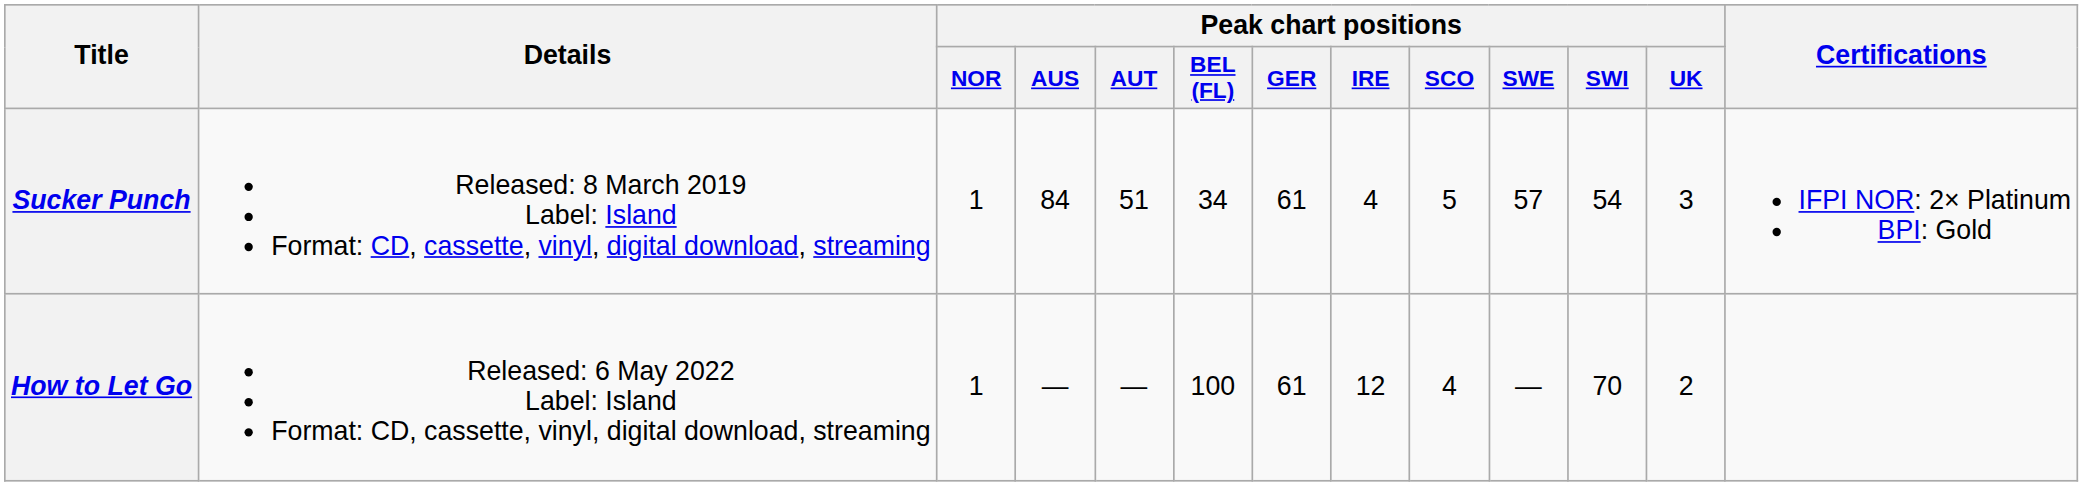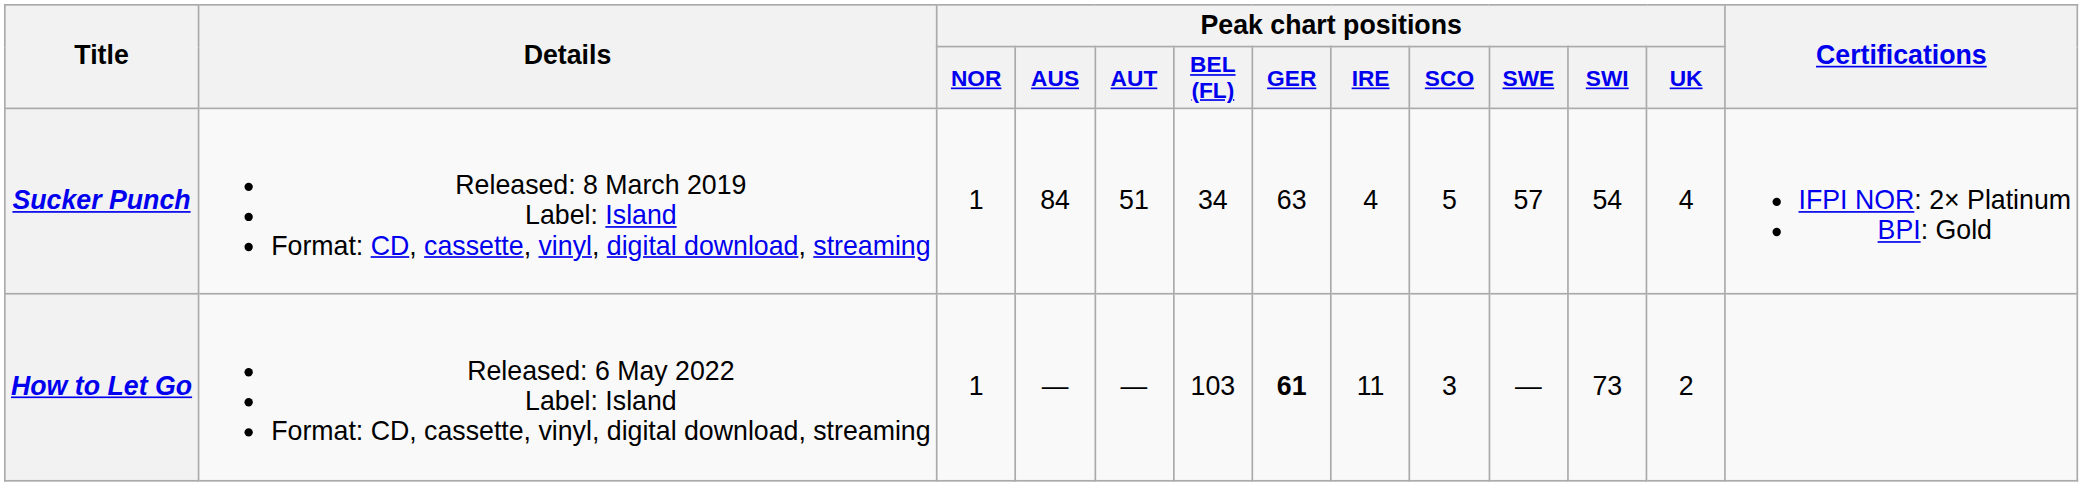(1292, 200) 61 -> (1292, 200) 63
(1686, 200) 3 -> (1686, 200) 4
(1213, 386) 100 -> (1213, 386) 103
(1292, 386) normal -> (1292, 386) bold
(1371, 386) 12 -> (1371, 386) 11
(1449, 386) 4 -> (1449, 386) 3
(1607, 386) 70 -> (1607, 386) 73
